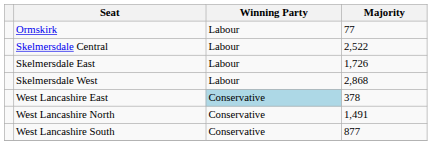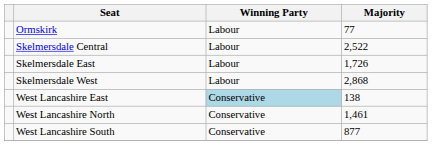(352, 98) 378 -> (352, 98) 138
(356, 115) 1,491 -> (356, 115) 1,461
